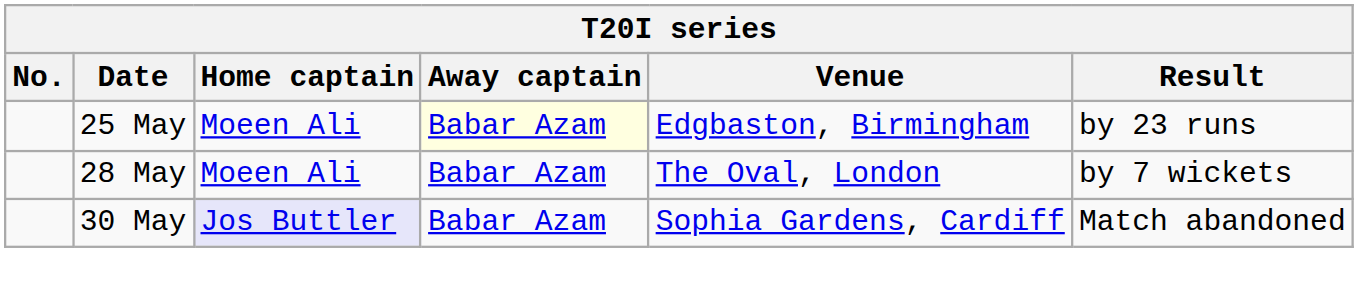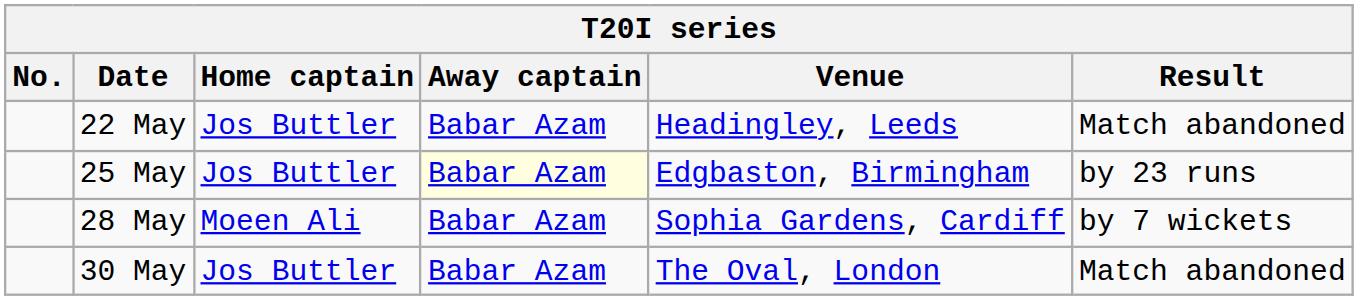+ row: (133, 126)
(281, 126) Moeen Ali -> (298, 174) Jos Buttler
(798, 174) The Oval, London -> (860, 223) Sophia Gardens, Cardiff
(298, 223) lavender background -> (298, 271) no background
(860, 223) Sophia Gardens, Cardiff -> (798, 271) The Oval, London
